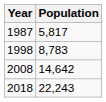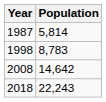(53, 32) 5,817 -> (53, 32) 5,814
